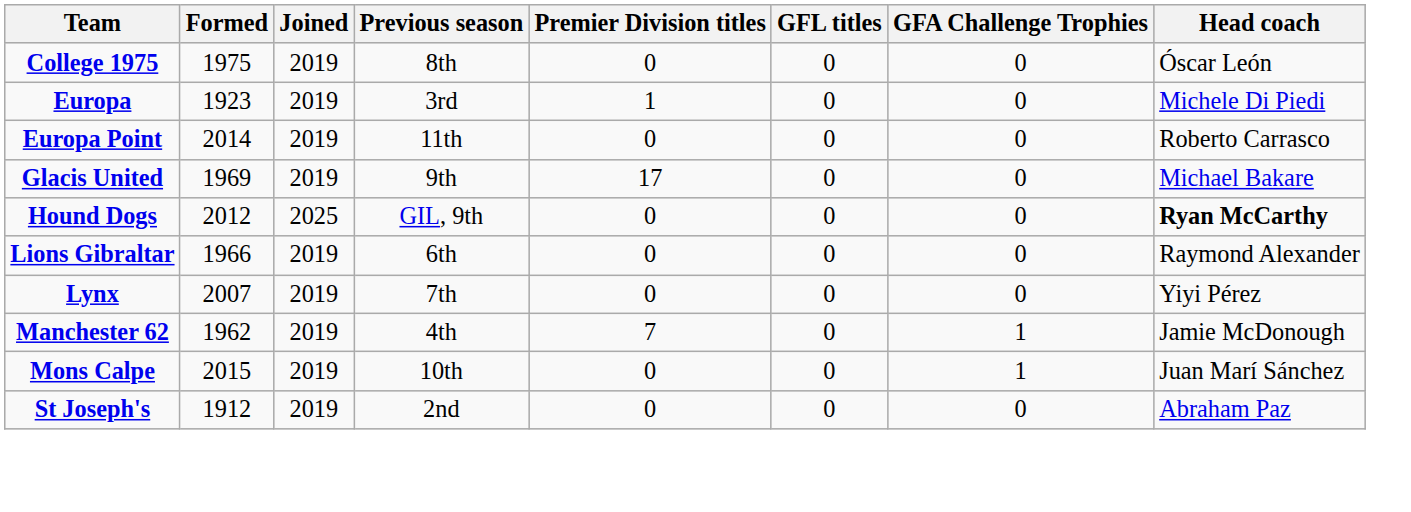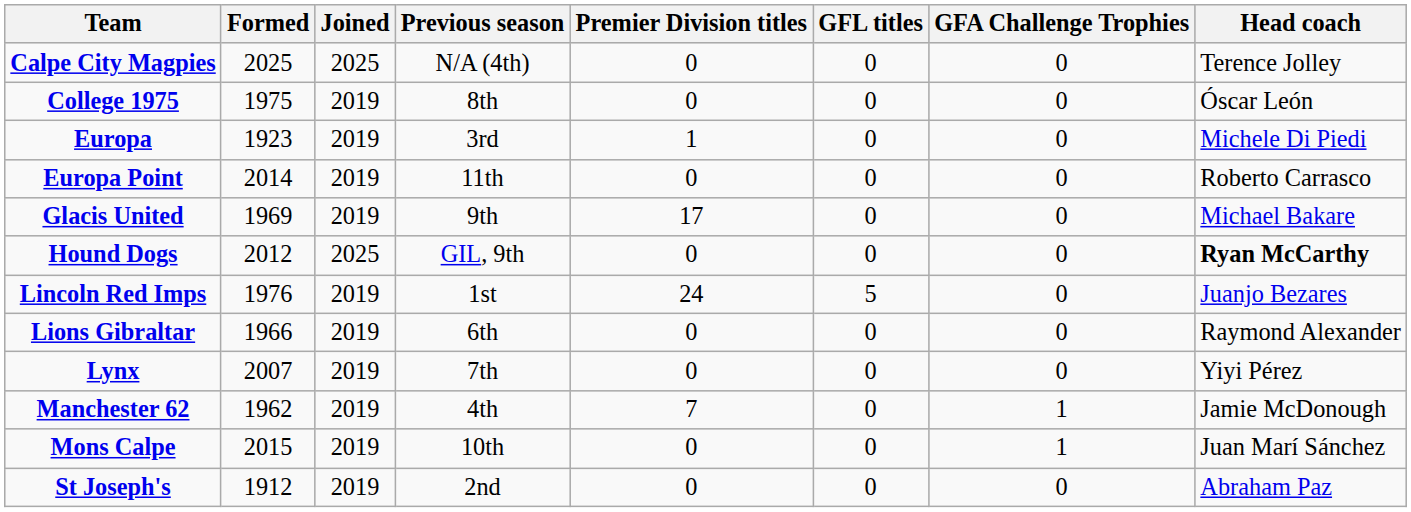+ row: (113, 62)
+ row: (113, 293)
